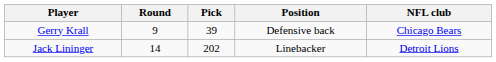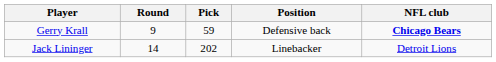(211, 30) 39 -> (209, 30) 59
(429, 30) normal -> (427, 30) bold
